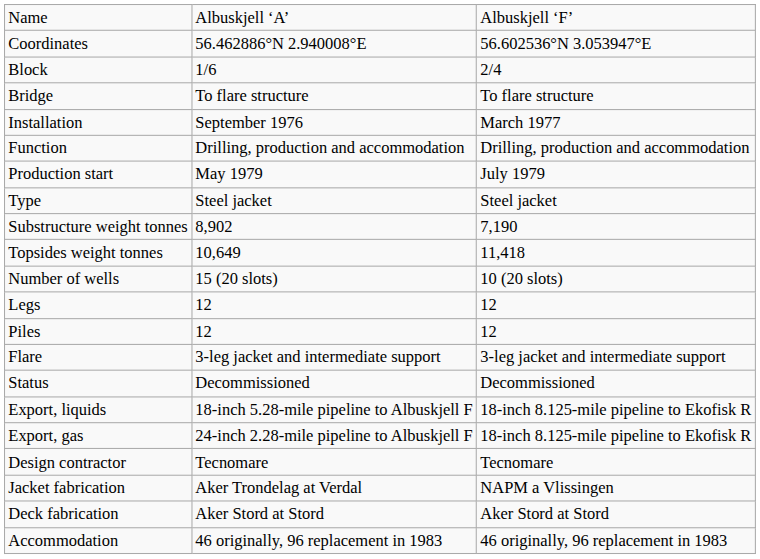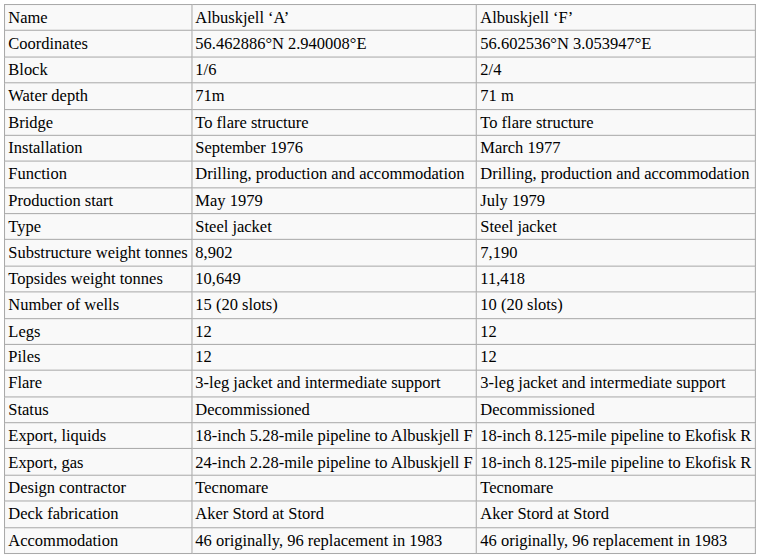+ row: (48, 95)
- row: (67, 488)
